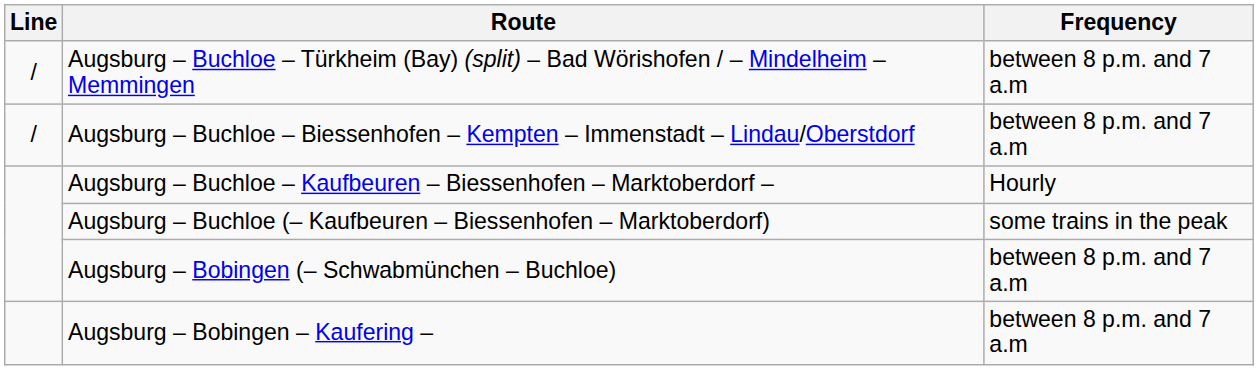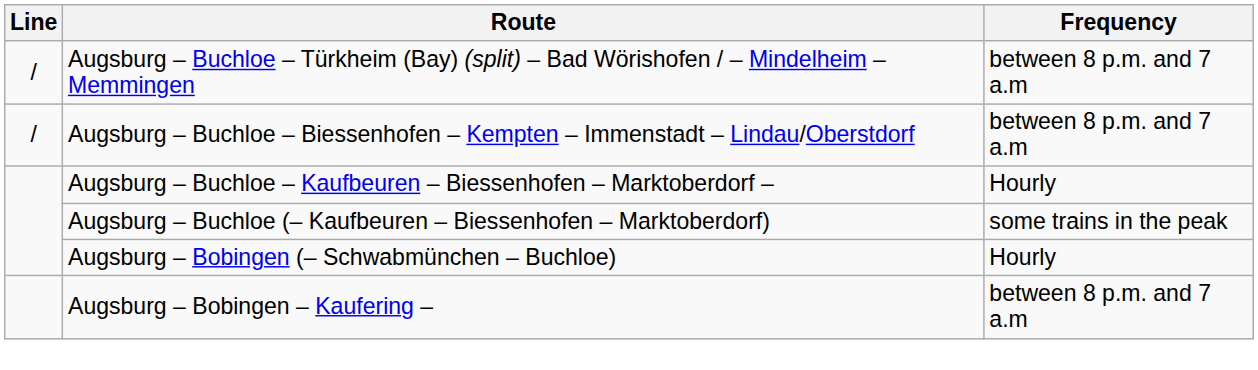(1100, 270) between 8 p.m. and 7 a.m -> (1023, 257) Hourly
